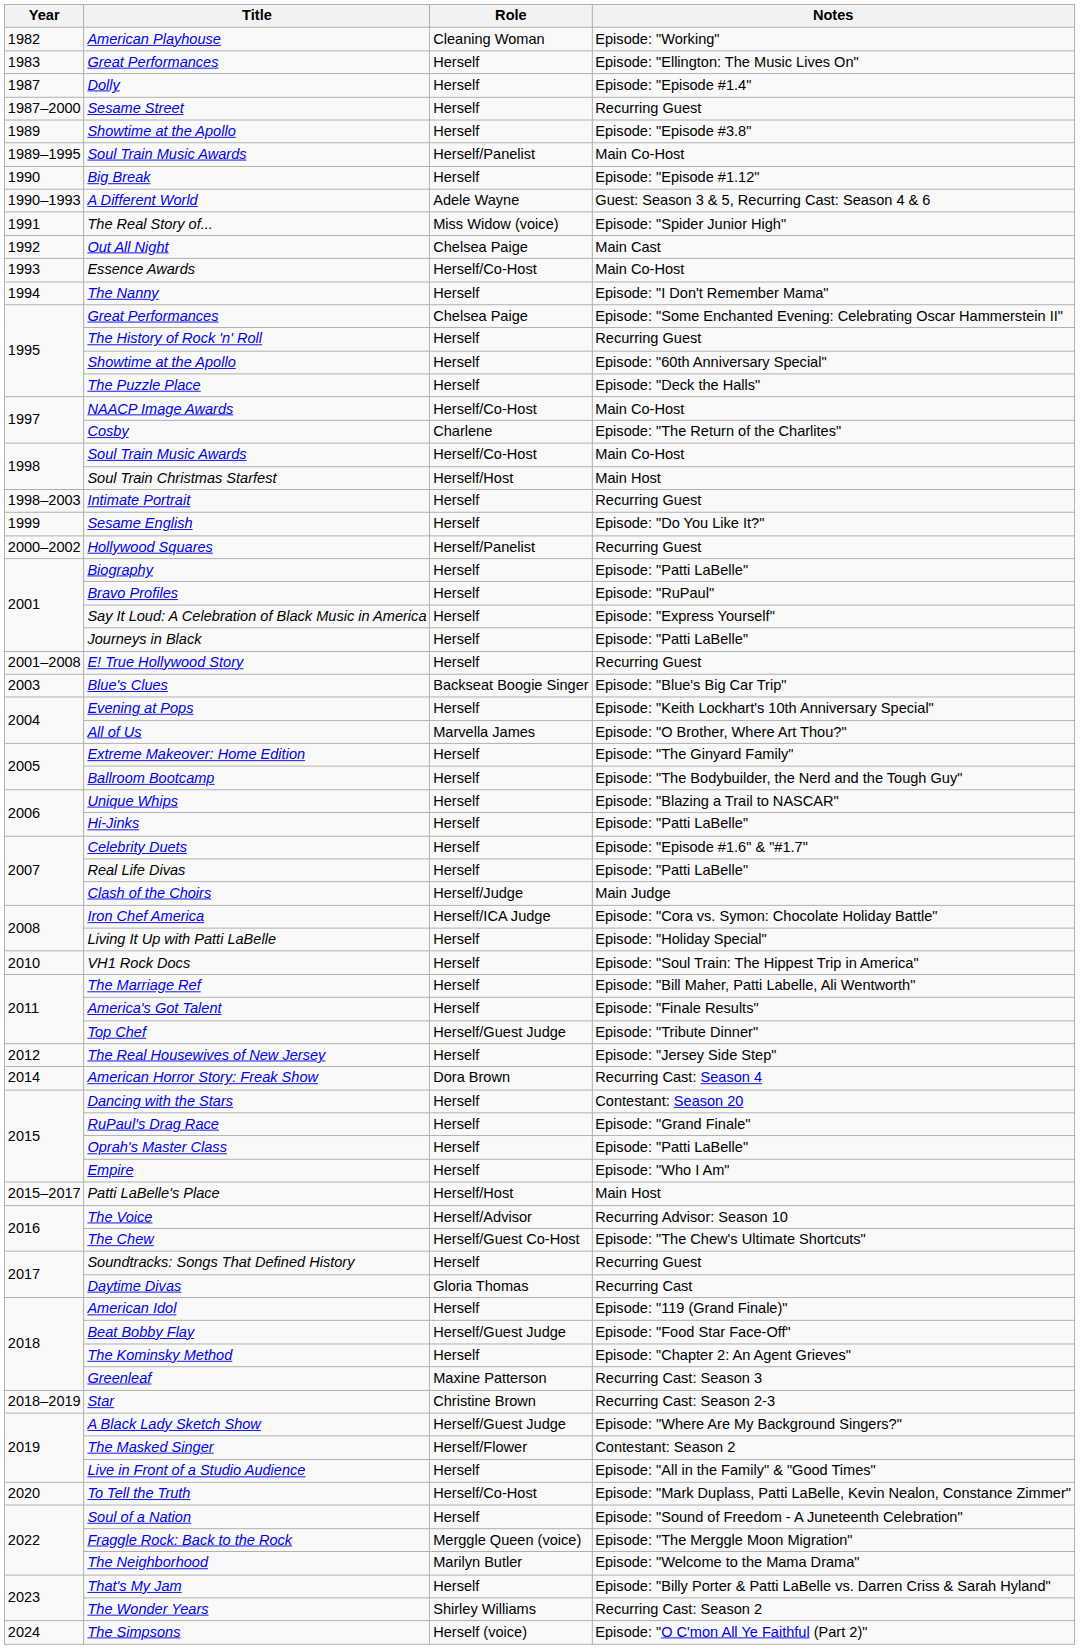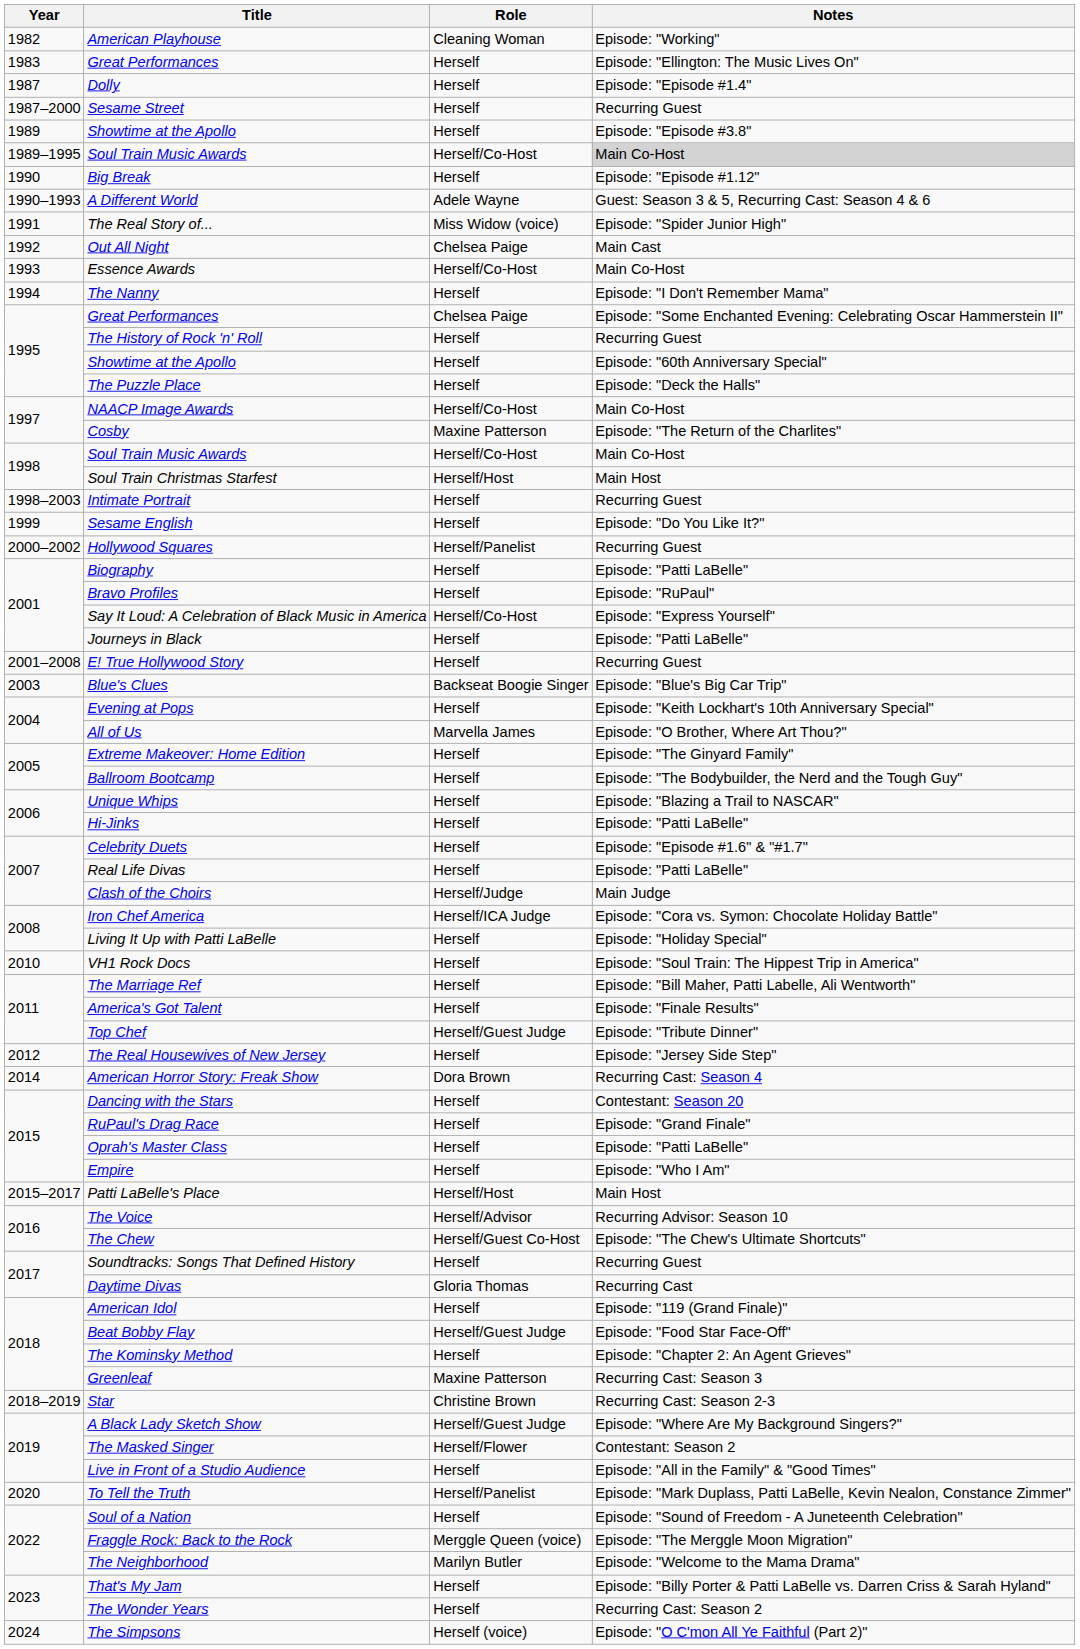(484, 154) Herself/Panelist -> (485, 154) Herself/Co-Host
(640, 154) no background -> (640, 154) lightgrey background
(463, 431) Charlene -> (490, 431) Maxine Patterson
(456, 616) Herself -> (485, 616) Herself/Co-Host
(485, 1493) Herself/Co-Host -> (484, 1493) Herself/Panelist
(485, 1609) Shirley Williams -> (456, 1609) Herself
